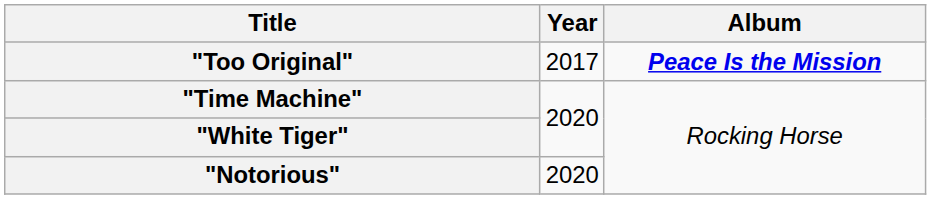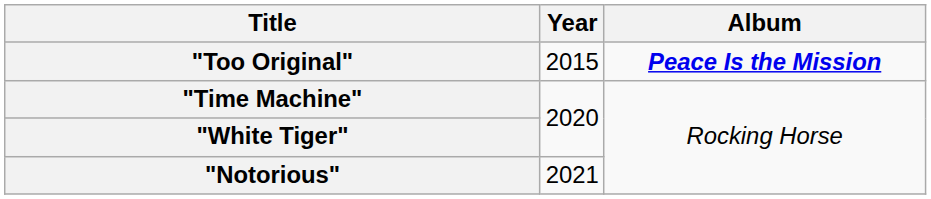(572, 61) 2017 -> (572, 61) 2015
(572, 174) 2020 -> (572, 174) 2021
